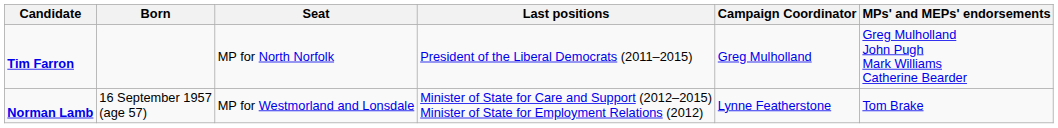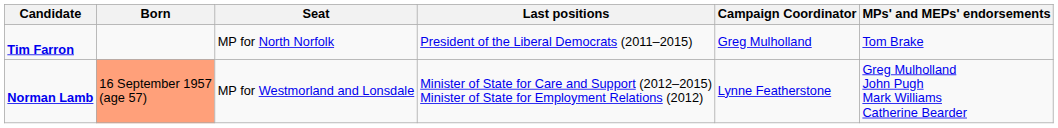(915, 56) Greg Mulholland John Pugh Mark Williams Catherine Bearder -> (893, 42) Tom Brake
(156, 105) no background -> (156, 91) lightsalmon background
(893, 105) Tom Brake -> (915, 91) Greg Mulholland John Pugh Mark Williams Catherine Bearder
